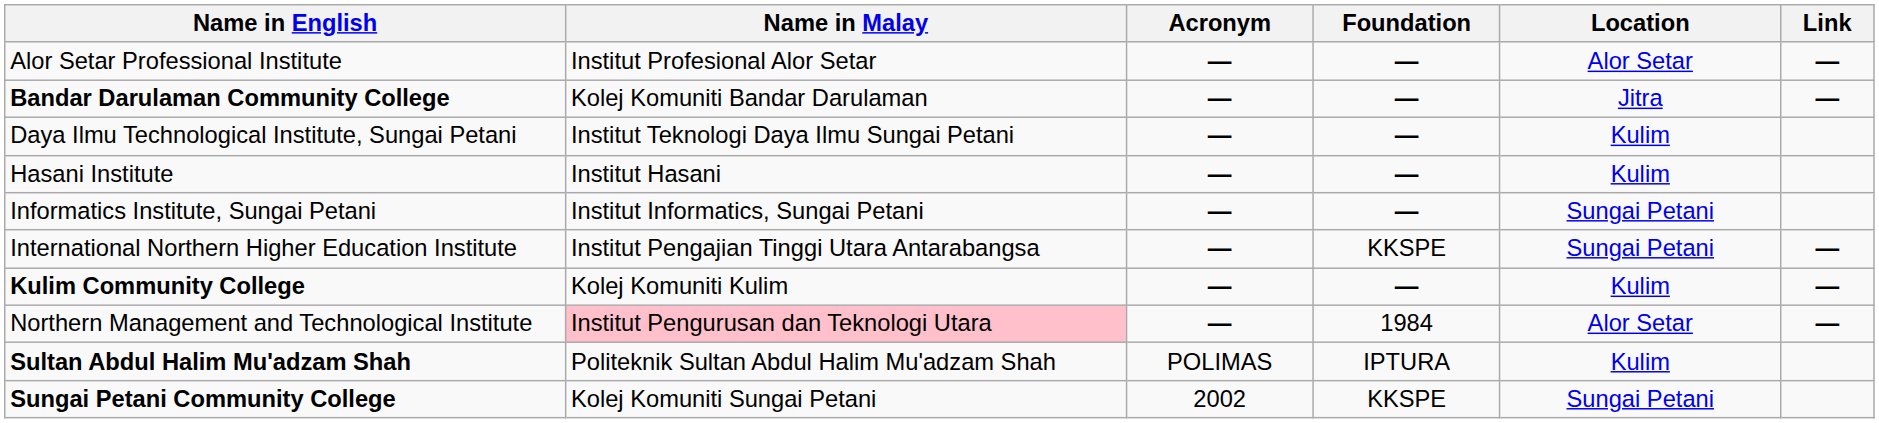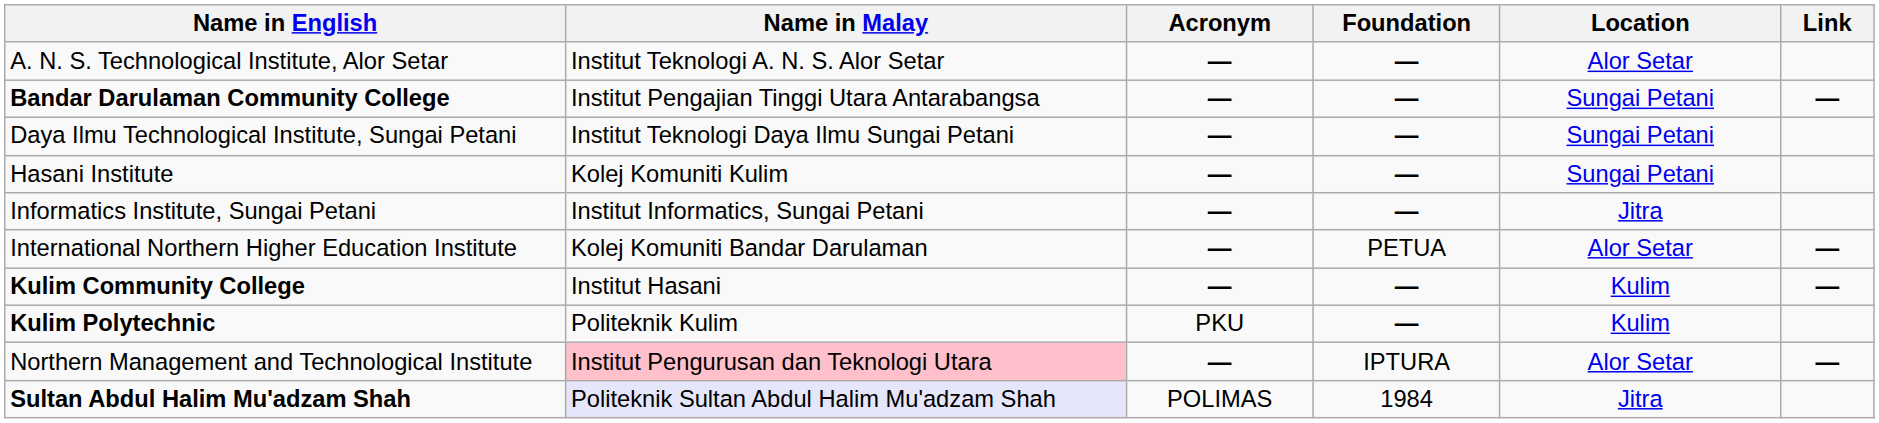- row: (176, 60)
+ row: (229, 60)
(749, 98) Kolej Komuniti Bandar Darulaman -> (805, 98) Institut Pengajian Tinggi Utara Antarabangsa
(1640, 98) Jitra -> (1640, 98) Sungai Petani
(1640, 135) Kulim -> (1640, 135) Sungai Petani
(646, 173) Institut Hasani -> (680, 173) Kolej Komuniti Kulim
(1640, 173) Kulim -> (1640, 173) Sungai Petani
(1640, 211) Sungai Petani -> (1640, 211) Jitra
(805, 248) Institut Pengajian Tinggi Utara Antarabangsa -> (749, 248) Kolej Komuniti Bandar Darulaman
(1407, 248) KKSPE -> (1407, 248) PETUA
(1640, 248) Sungai Petani -> (1640, 248) Alor Setar
(680, 286) Kolej Komuniti Kulim -> (646, 286) Institut Hasani
+ row: (113, 323)
(1407, 323) 1984 -> (1407, 361) IPTURA
(813, 361) no background -> (813, 398) lavender background
(1407, 361) IPTURA -> (1407, 398) 1984
(1640, 361) Kulim -> (1640, 398) Jitra
- row: (203, 398)
